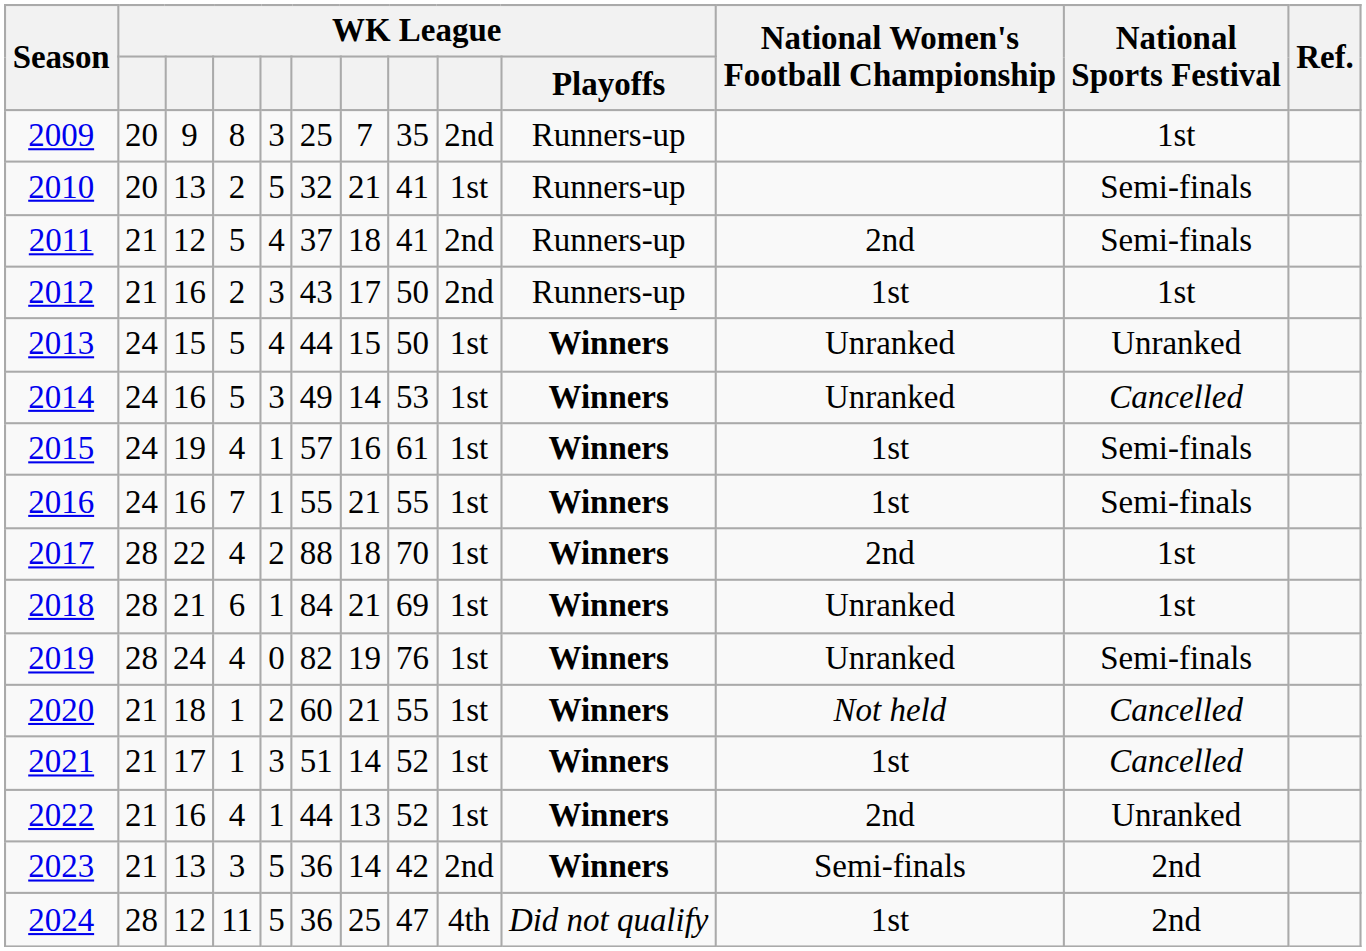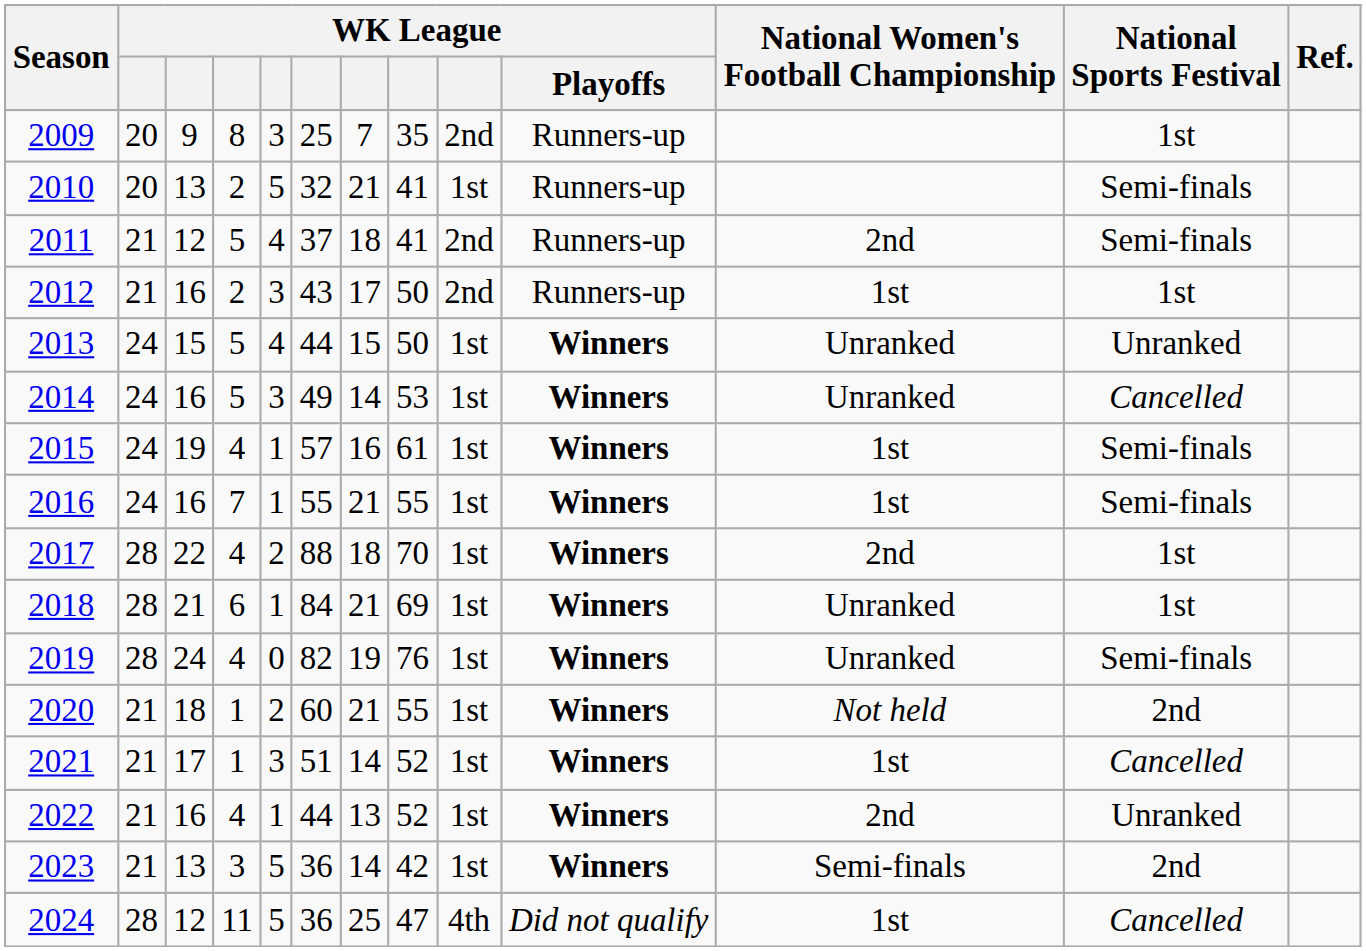(1176, 710) Cancelled -> (1176, 710) 2nd
(469, 866) 2nd -> (469, 866) 1st
(1176, 919) 2nd -> (1176, 919) Cancelled
